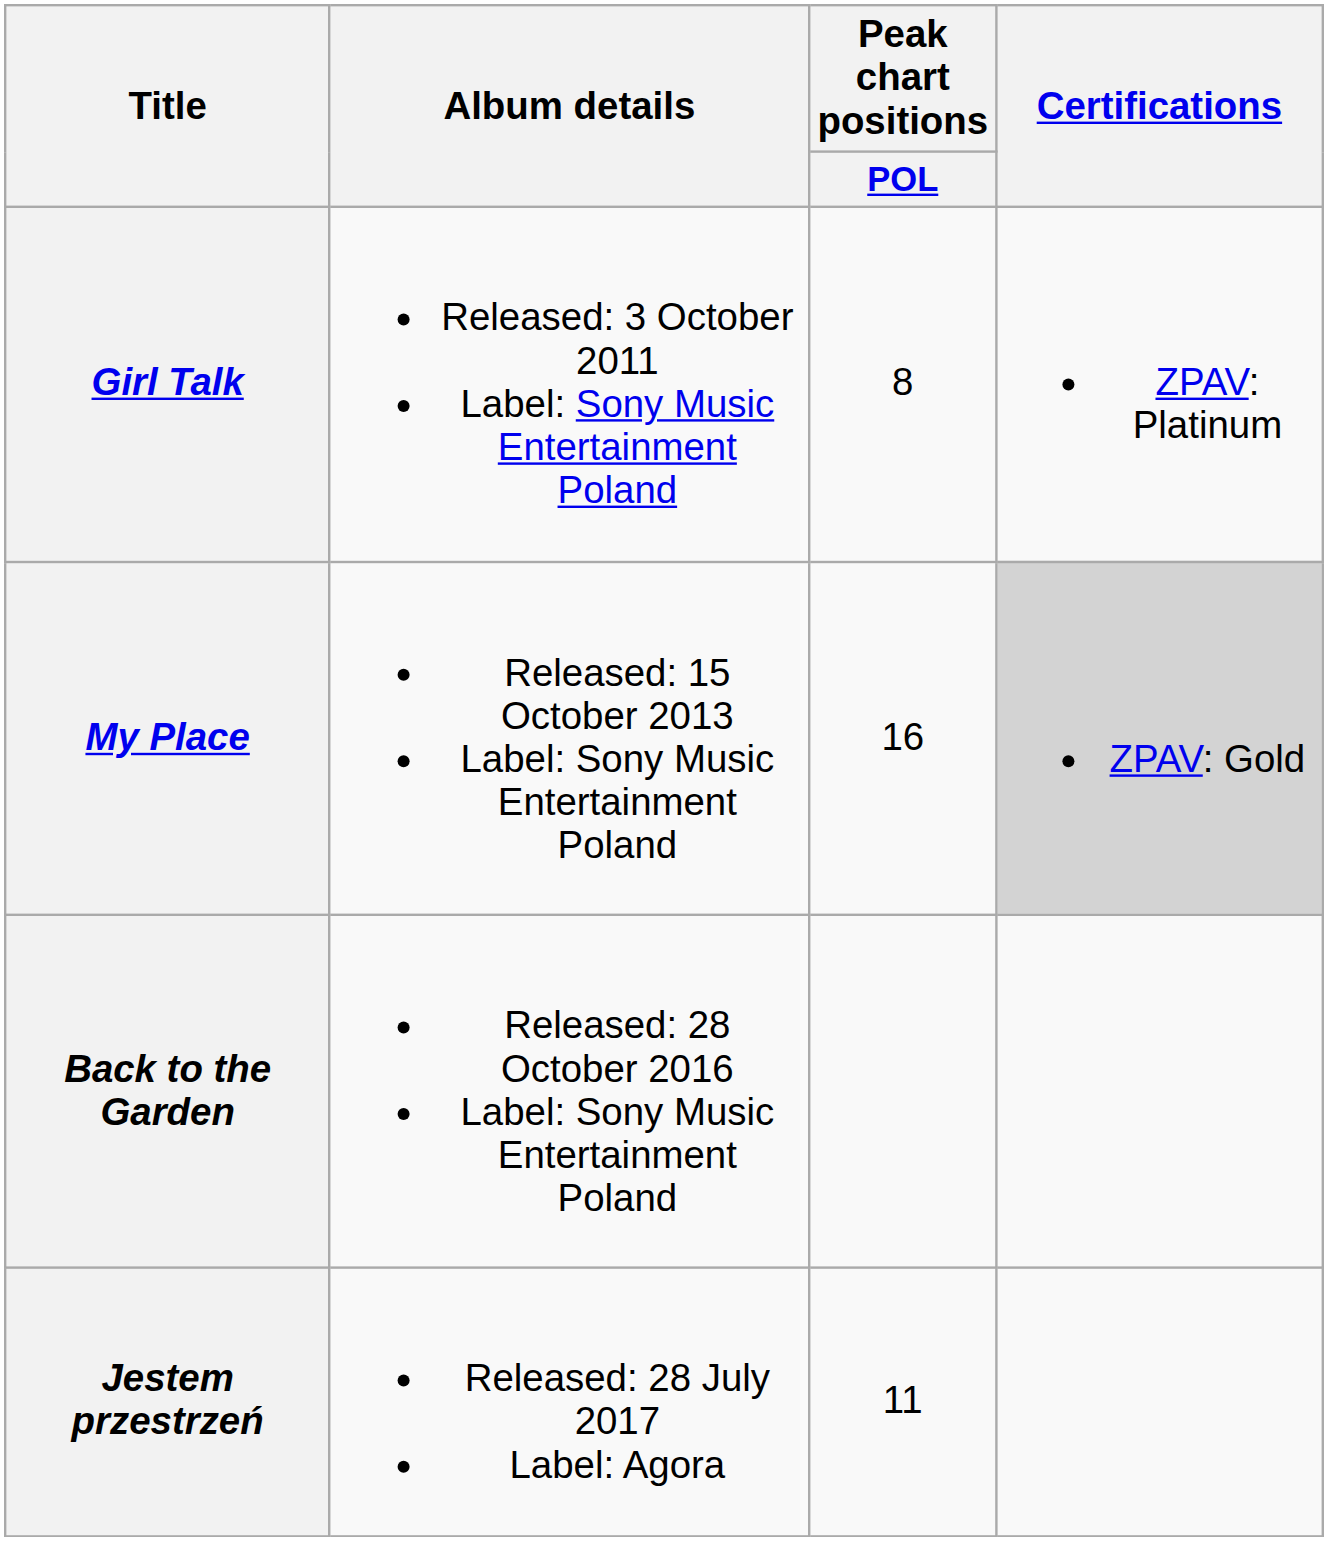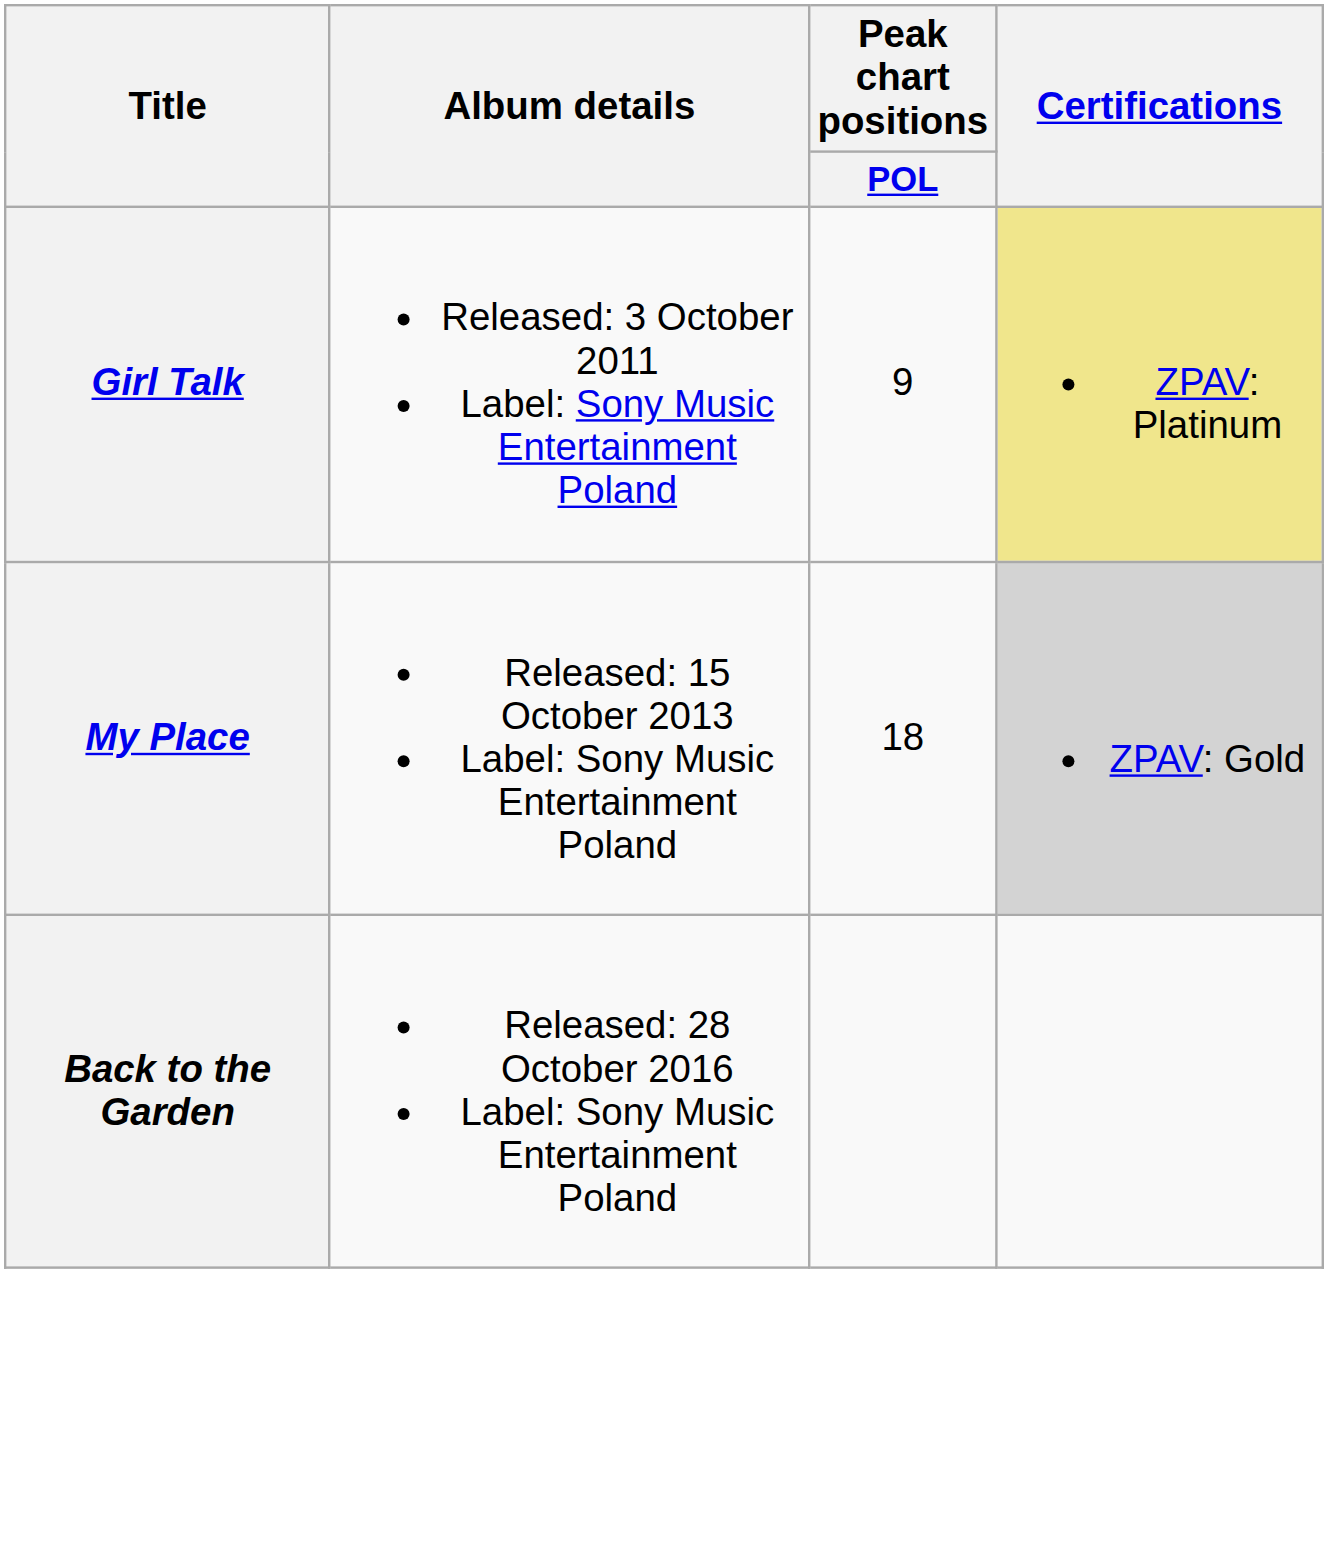(903, 383) 8 -> (903, 383) 9
(1159, 406) no background -> (1159, 406) khaki background
(903, 736) 16 -> (903, 736) 18
- row: (168, 1401)
